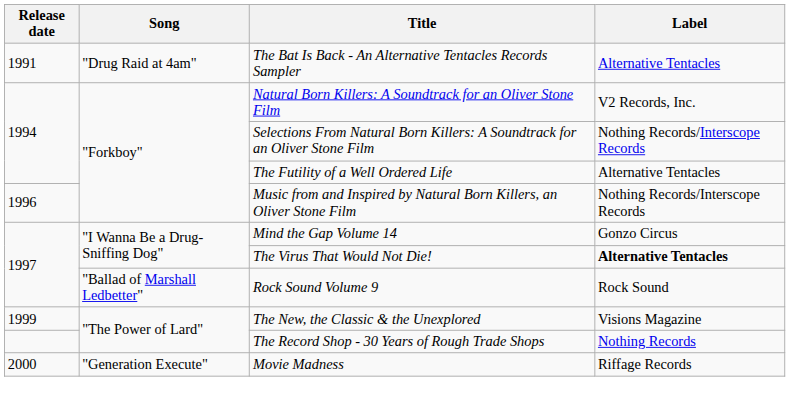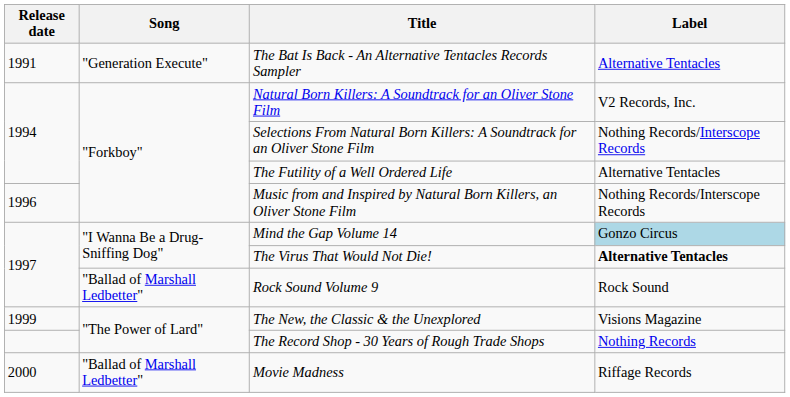(139, 63) "Drug Raid at 4am" -> (145, 63) "Generation Execute"
(638, 233) no background -> (638, 233) lightblue background
(145, 364) "Generation Execute" -> (139, 372) "Ballad of Marshall Ledbetter"
